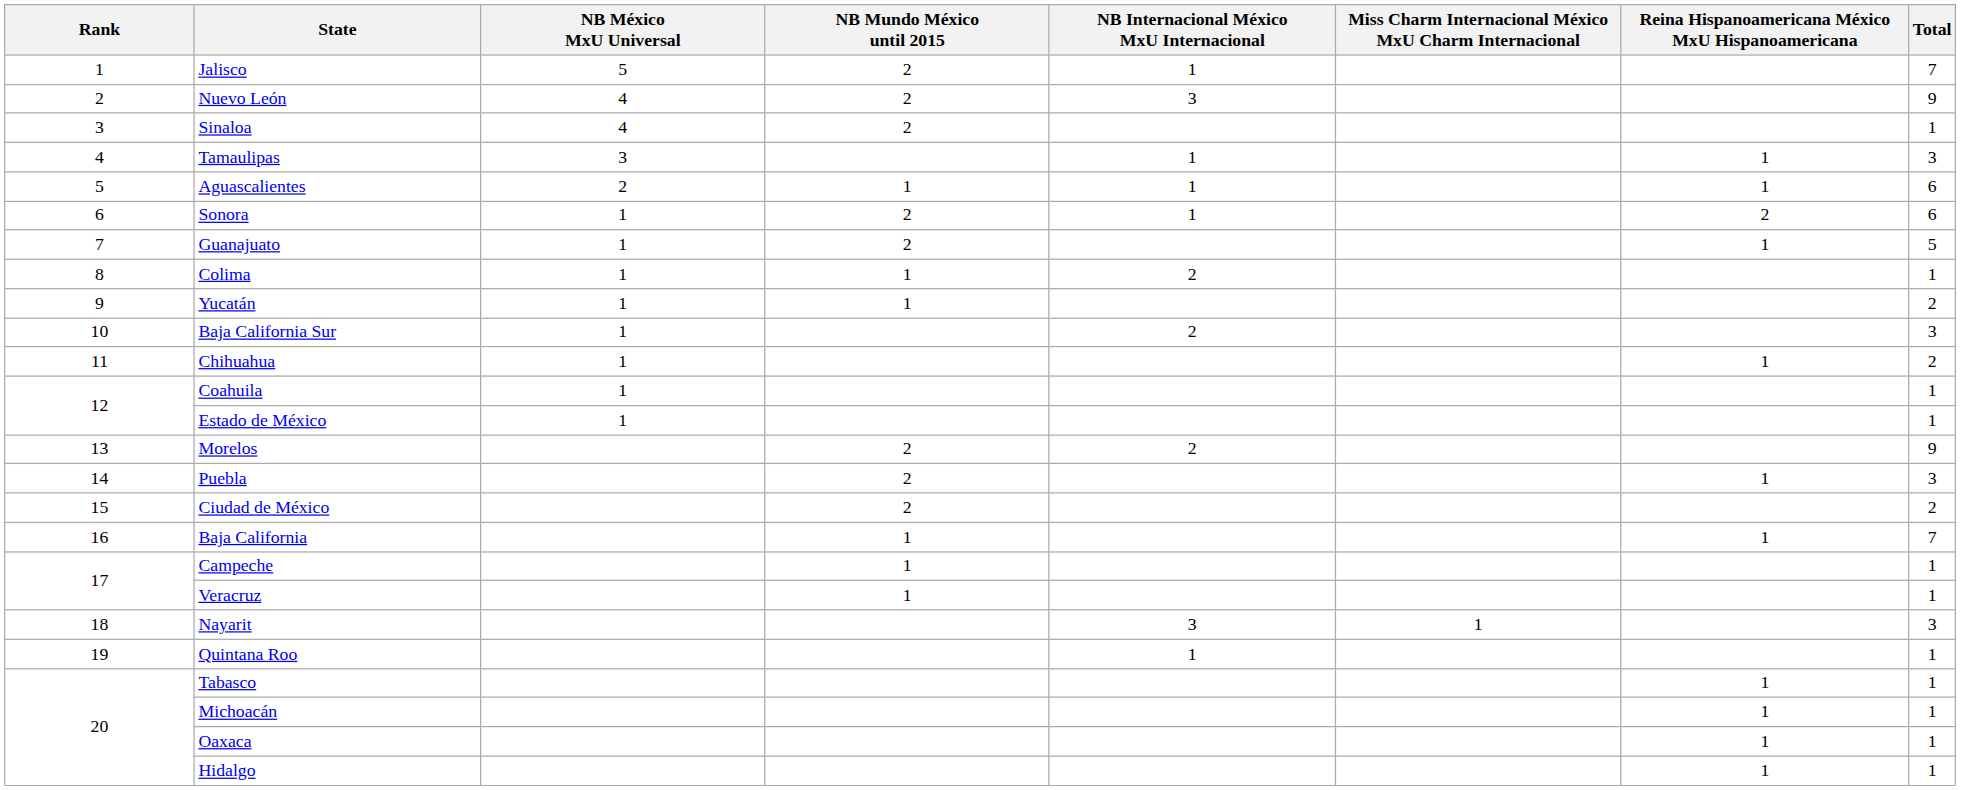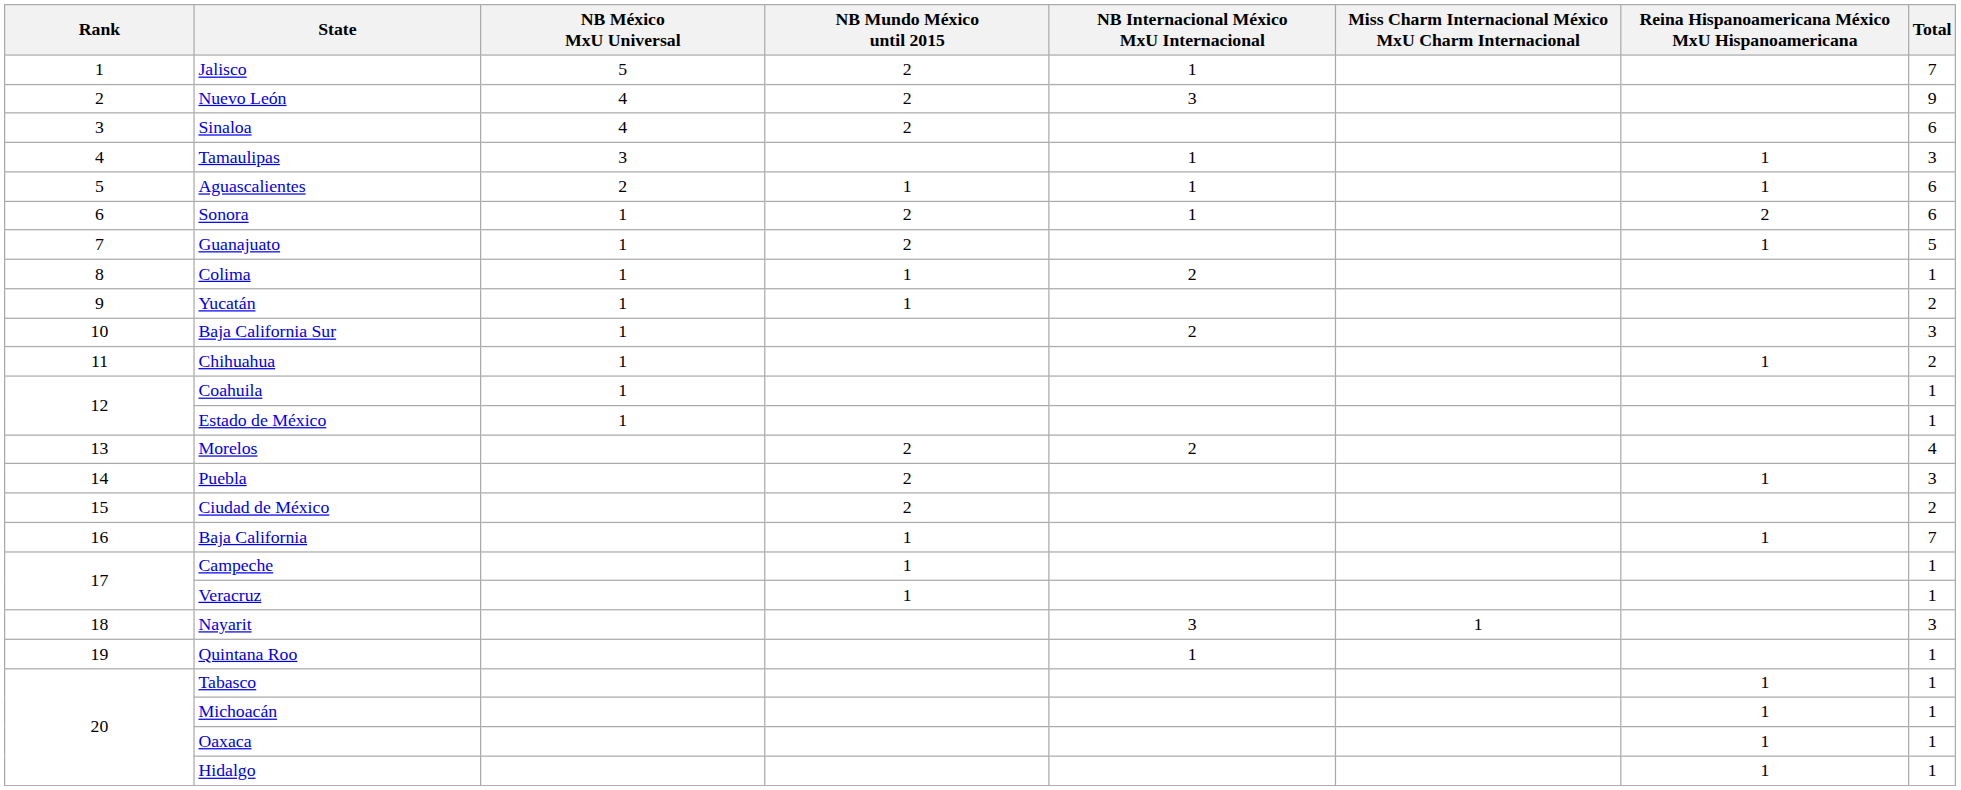(1932, 127) 1 -> (1932, 127) 6
(1932, 448) 9 -> (1932, 448) 4
